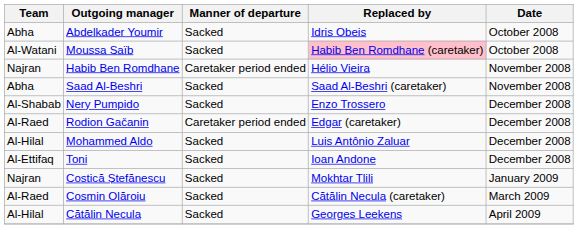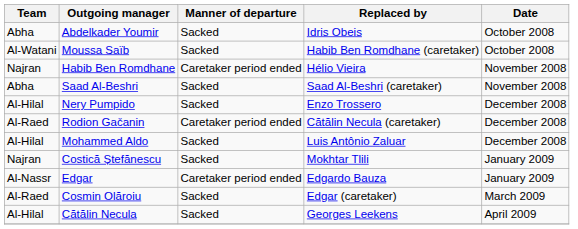(397, 50) pink background -> (393, 50) no background
(34, 104) Al-Shabab -> (25, 104) Al-Hilal
(356, 123) Edgar (caretaker) -> (374, 123) Cătălin Necula (caretaker)
- row: (77, 159)
+ row: (77, 178)
(378, 196) Cătălin Necula (caretaker) -> (352, 196) Edgar (caretaker)
